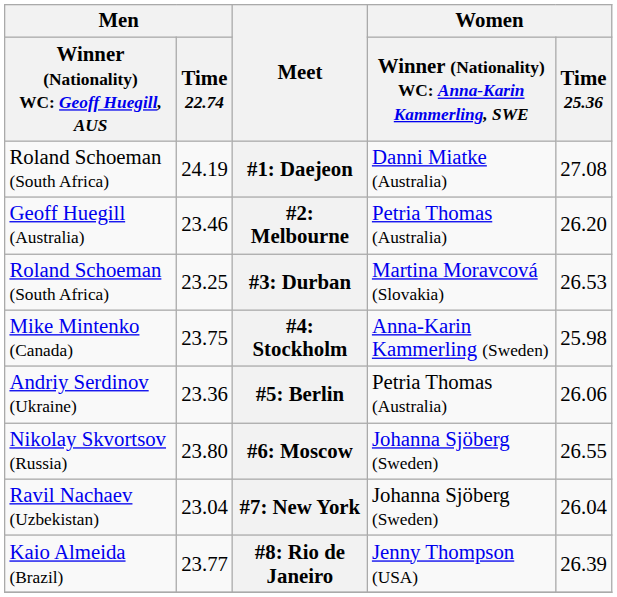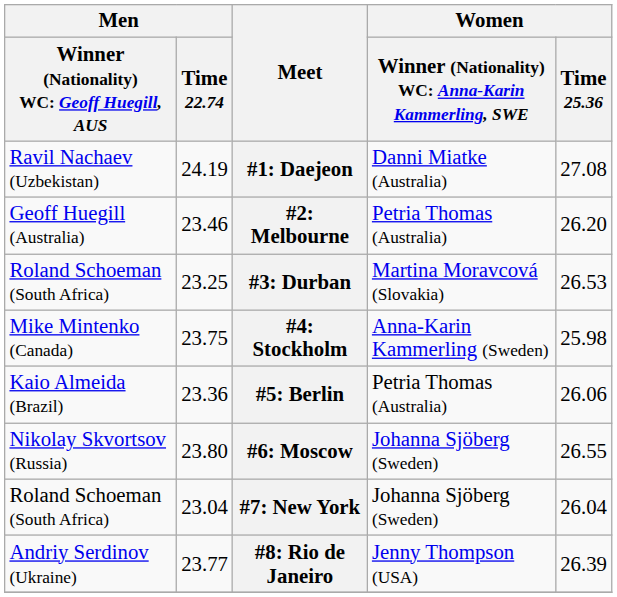(85, 168) Roland Schoeman (South Africa) -> (71, 168) Ravil Nachaev (Uzbekistan)
(79, 394) Andriy Serdinov (Ukraine) -> (67, 394) Kaio Almeida (Brazil)
(71, 507) Ravil Nachaev (Uzbekistan) -> (85, 507) Roland Schoeman (South Africa)
(67, 563) Kaio Almeida (Brazil) -> (79, 563) Andriy Serdinov (Ukraine)
